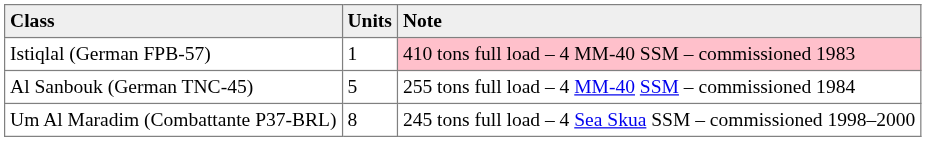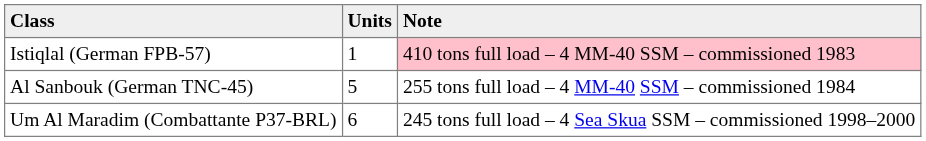(352, 119) 8 -> (352, 119) 6
